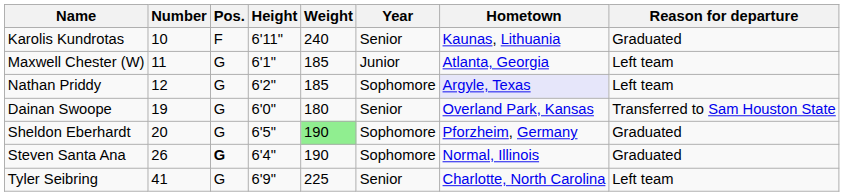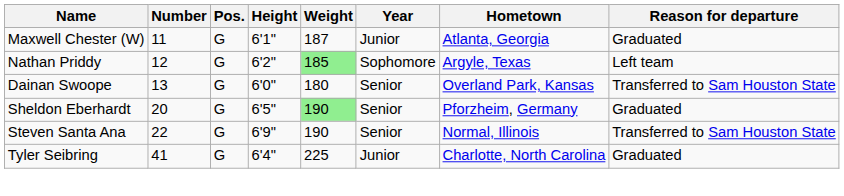- row: (66, 39)
(316, 62) 185 -> (316, 39) 187
(643, 62) Left team -> (647, 39) Graduated
(316, 86) no background -> (316, 62) lightgreen background
(487, 86) lavender background -> (487, 62) no background
(159, 109) 19 -> (159, 86) 13
(398, 132) Sophomore -> (381, 109) Senior
(159, 156) 26 -> (159, 132) 22
(219, 156) bold -> (219, 132) normal
(264, 156) 6'4" -> (264, 132) 6'9"
(398, 156) Sophomore -> (381, 132) Senior
(647, 156) Graduated -> (724, 132) Transferred to Sam Houston State
(264, 179) 6'9" -> (264, 156) 6'4"
(381, 179) Senior -> (380, 156) Junior
(643, 179) Left team -> (647, 156) Graduated
